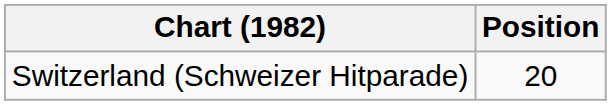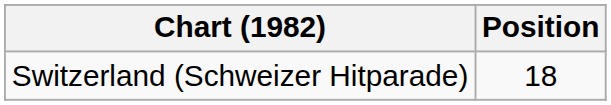(541, 75) 20 -> (541, 75) 18
